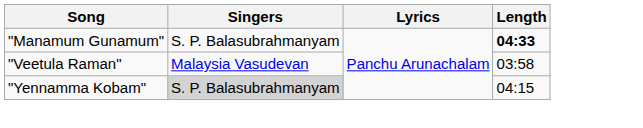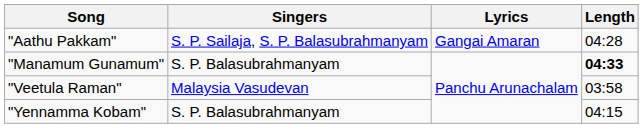+ row: (62, 40)
(255, 88) lightgrey background -> (255, 112) no background
